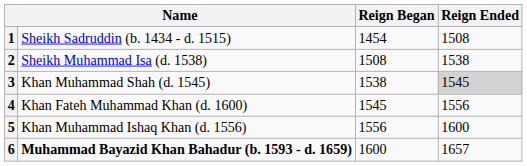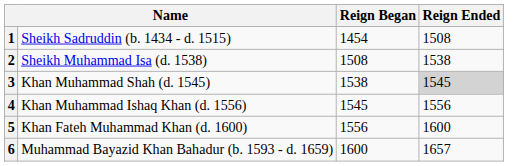(134, 104) Khan Fateh Muhammad Khan (d. 1600) -> (134, 104) Khan Muhammad Ishaq Khan (d. 1556)
(134, 127) Khan Muhammad Ishaq Khan (d. 1556) -> (134, 127) Khan Fateh Muhammad Khan (d. 1600)
(187, 149) bold -> (177, 149) normal
